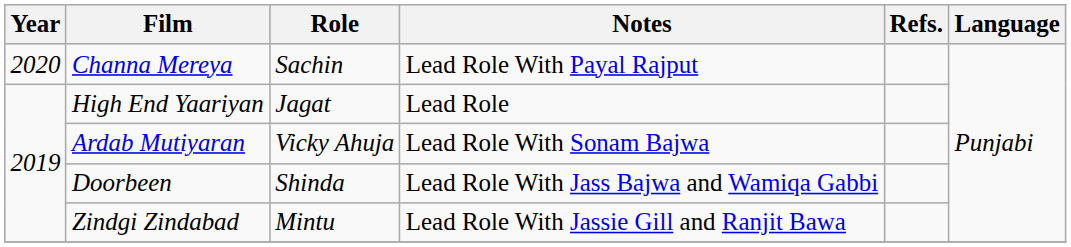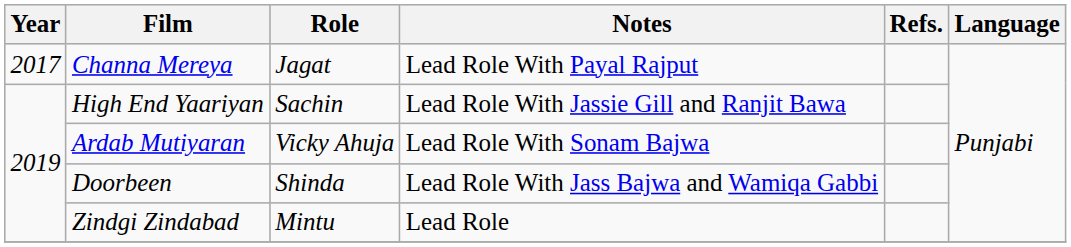(35, 63) 2020 -> (35, 63) 2017
(309, 63) Sachin -> (303, 63) Jagat
(303, 103) Jagat -> (309, 103) Sachin
(457, 103) Lead Role -> (626, 103) Lead Role With Jassie Gill and Ranjit Bawa
(626, 222) Lead Role With Jassie Gill and Ranjit Bawa -> (457, 222) Lead Role
